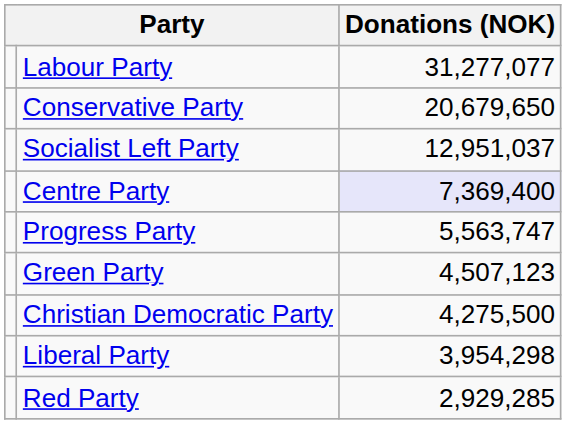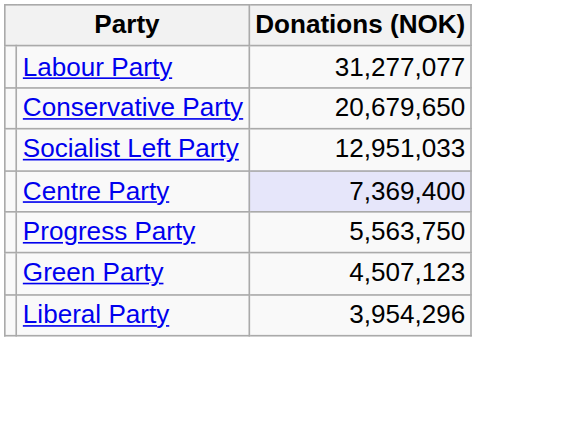(490, 149) 12,951,037 -> (400, 149) 12,951,033
(497, 231) 5,563,747 -> (407, 231) 5,563,750
- row: (178, 314)
(497, 356) 3,954,298 -> (407, 314) 3,954,296
- row: (81, 397)
